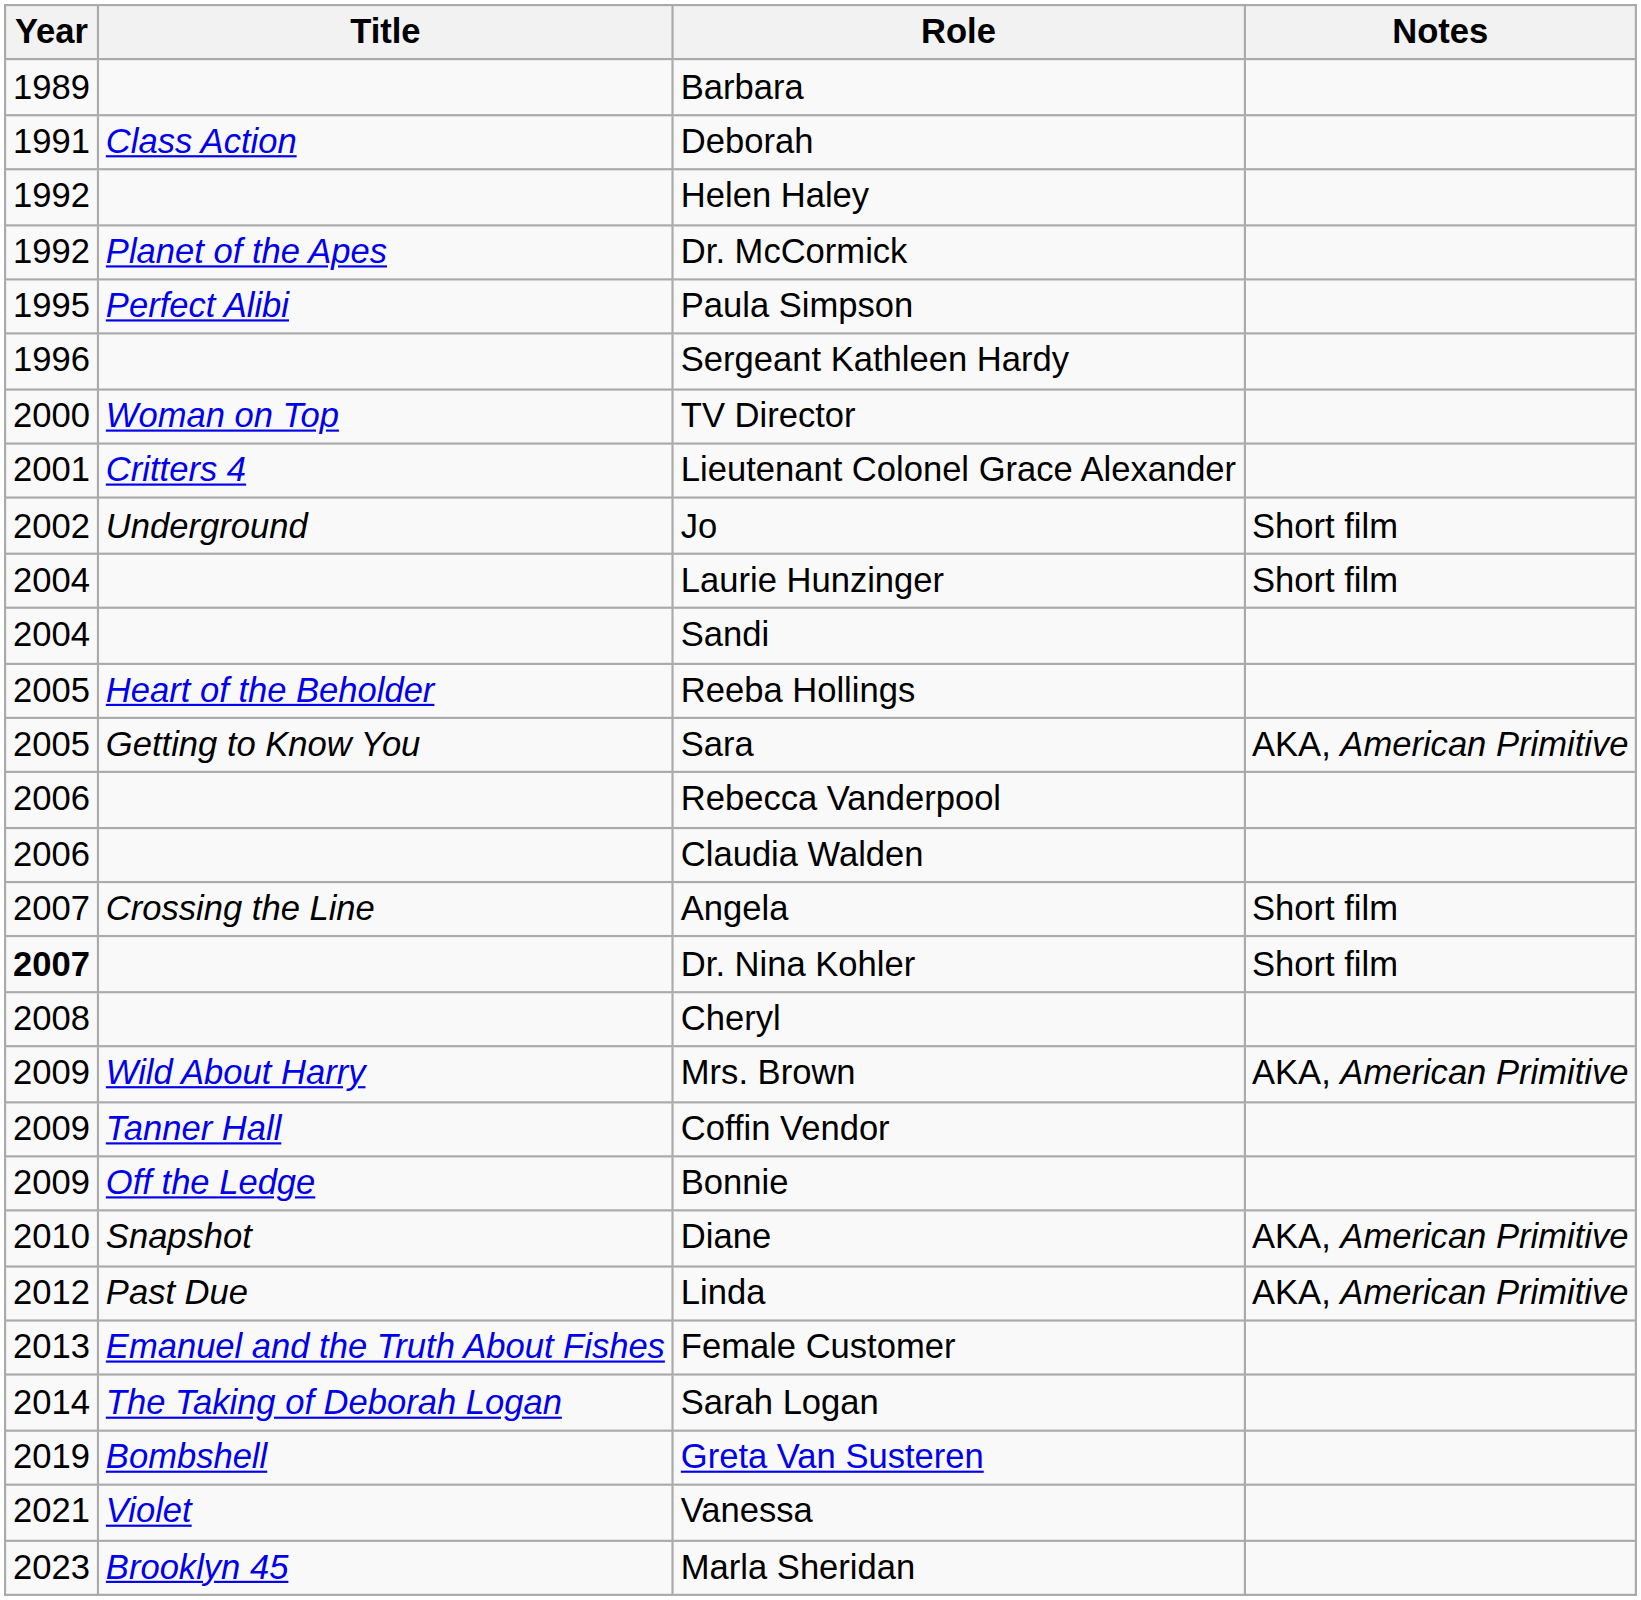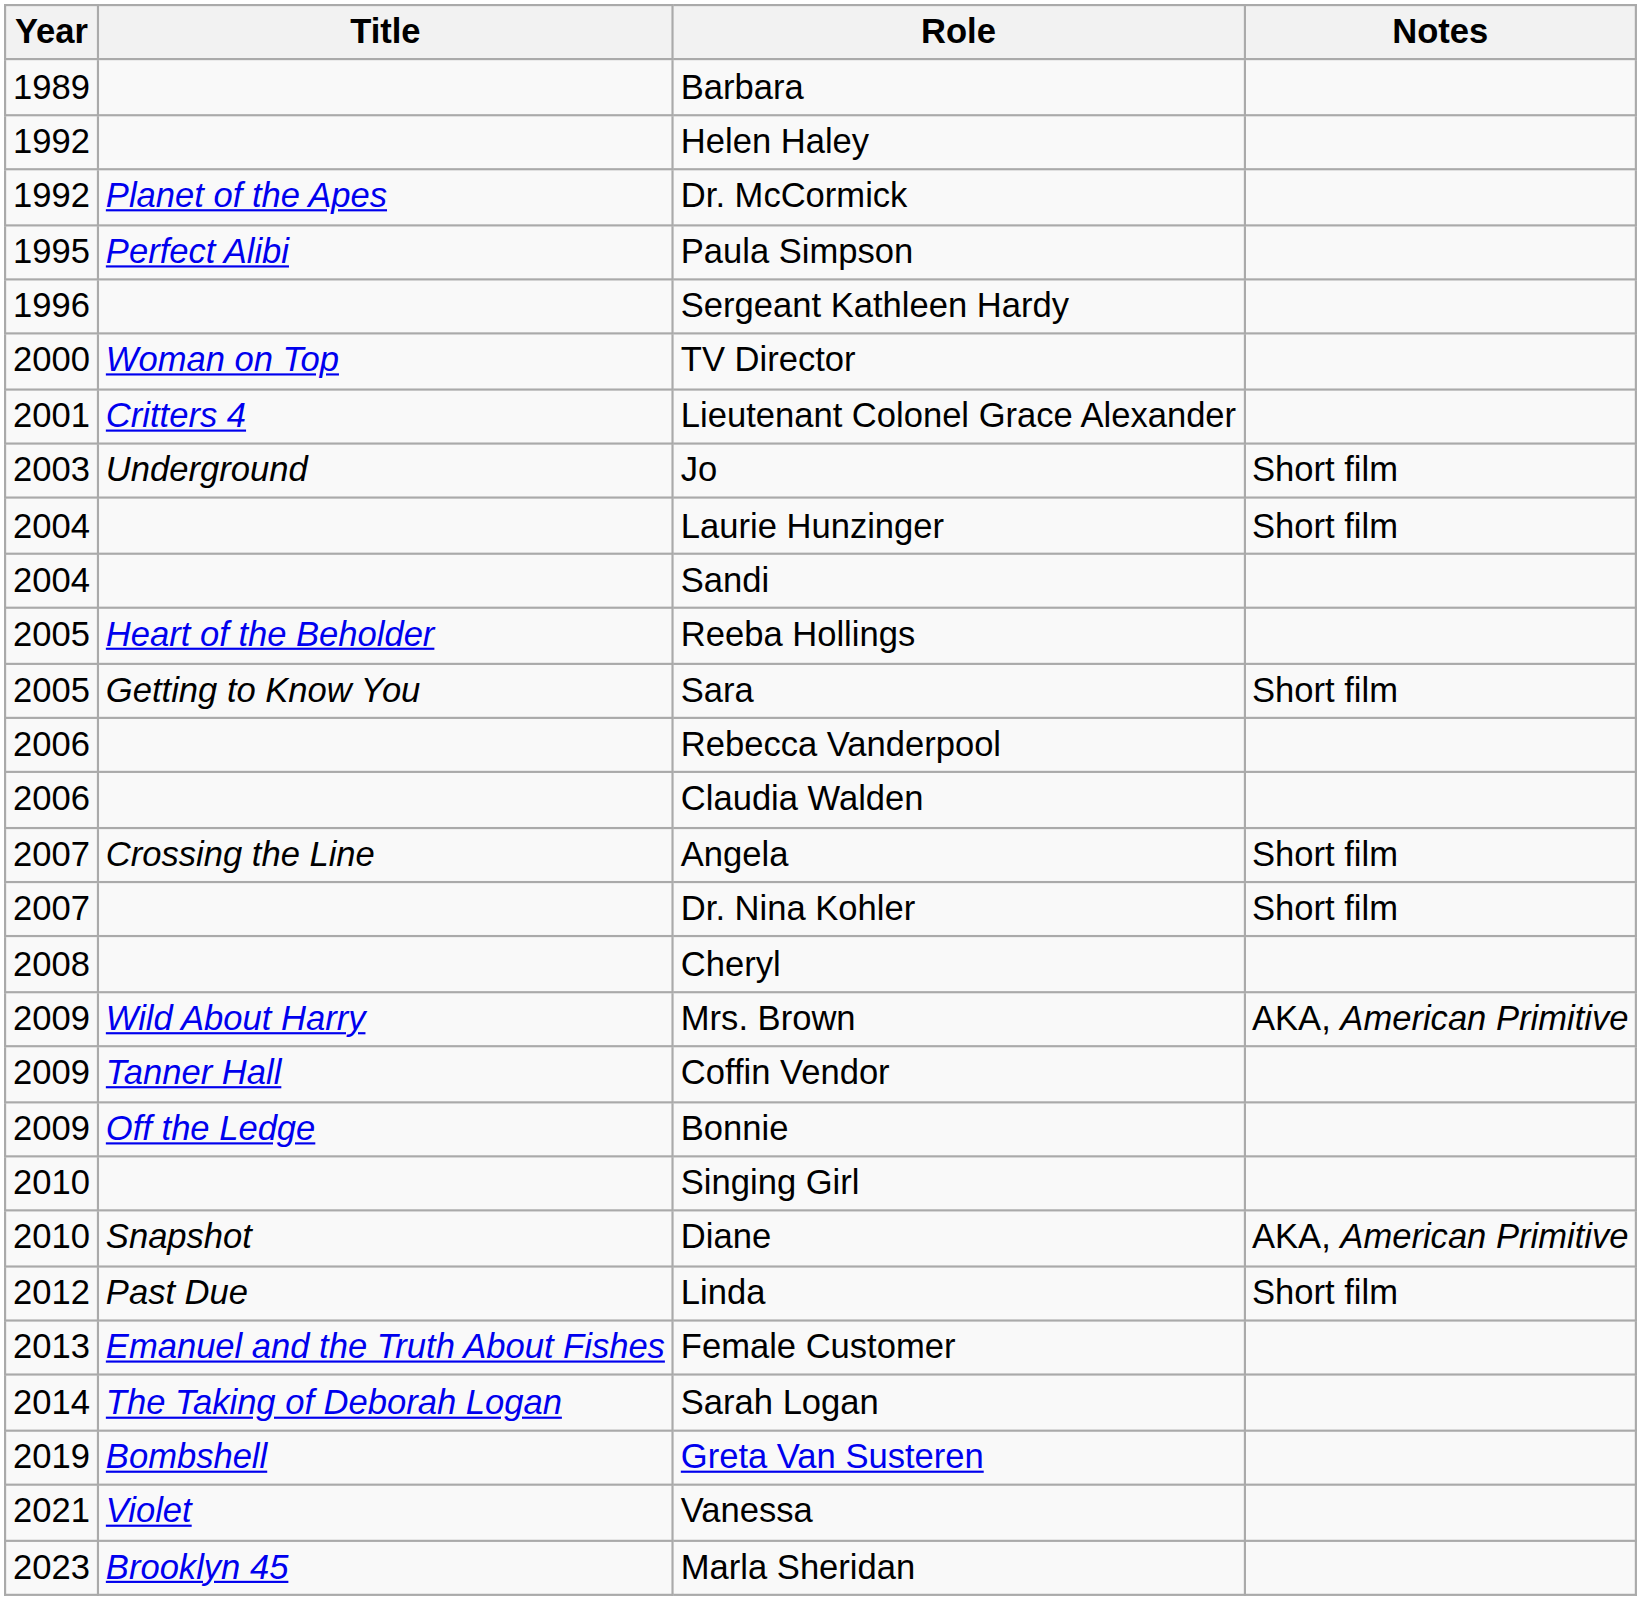- row: (747, 141)
(51, 525) 2002 -> (51, 470) 2003
(1440, 744) AKA, American Primitive -> (1325, 689) Short film
(51, 963) bold -> (51, 908) normal
+ row: (770, 1182)
(1440, 1292) AKA, American Primitive -> (1325, 1292) Short film
